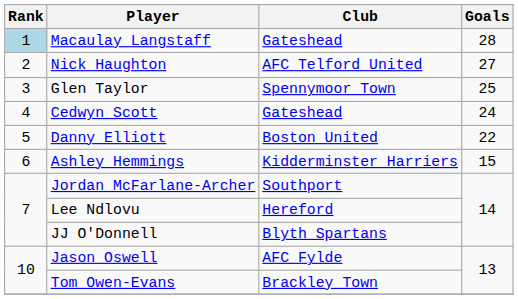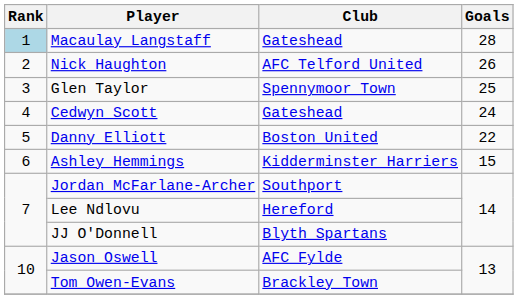(487, 65) 27 -> (487, 65) 26
